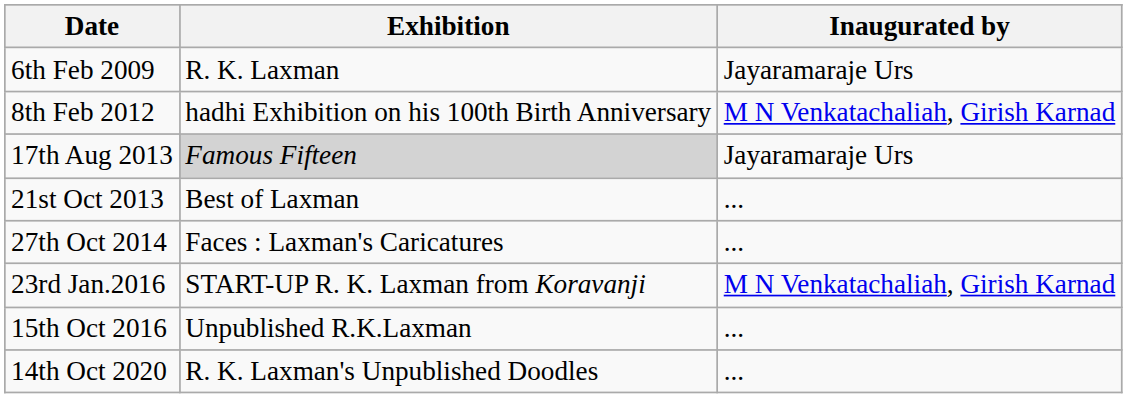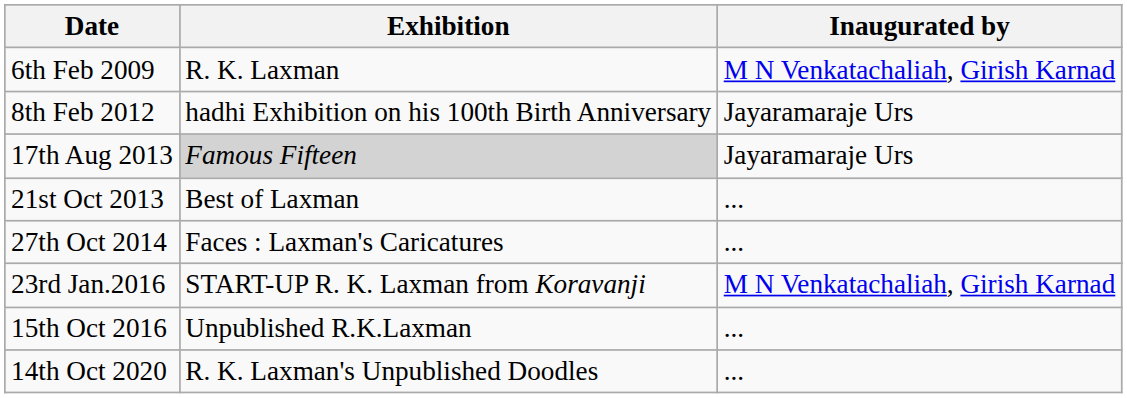(819, 69) Jayaramaraje Urs -> (920, 69) M N Venkatachaliah, Girish Karnad
(920, 112) M N Venkatachaliah, Girish Karnad -> (819, 112) Jayaramaraje Urs
